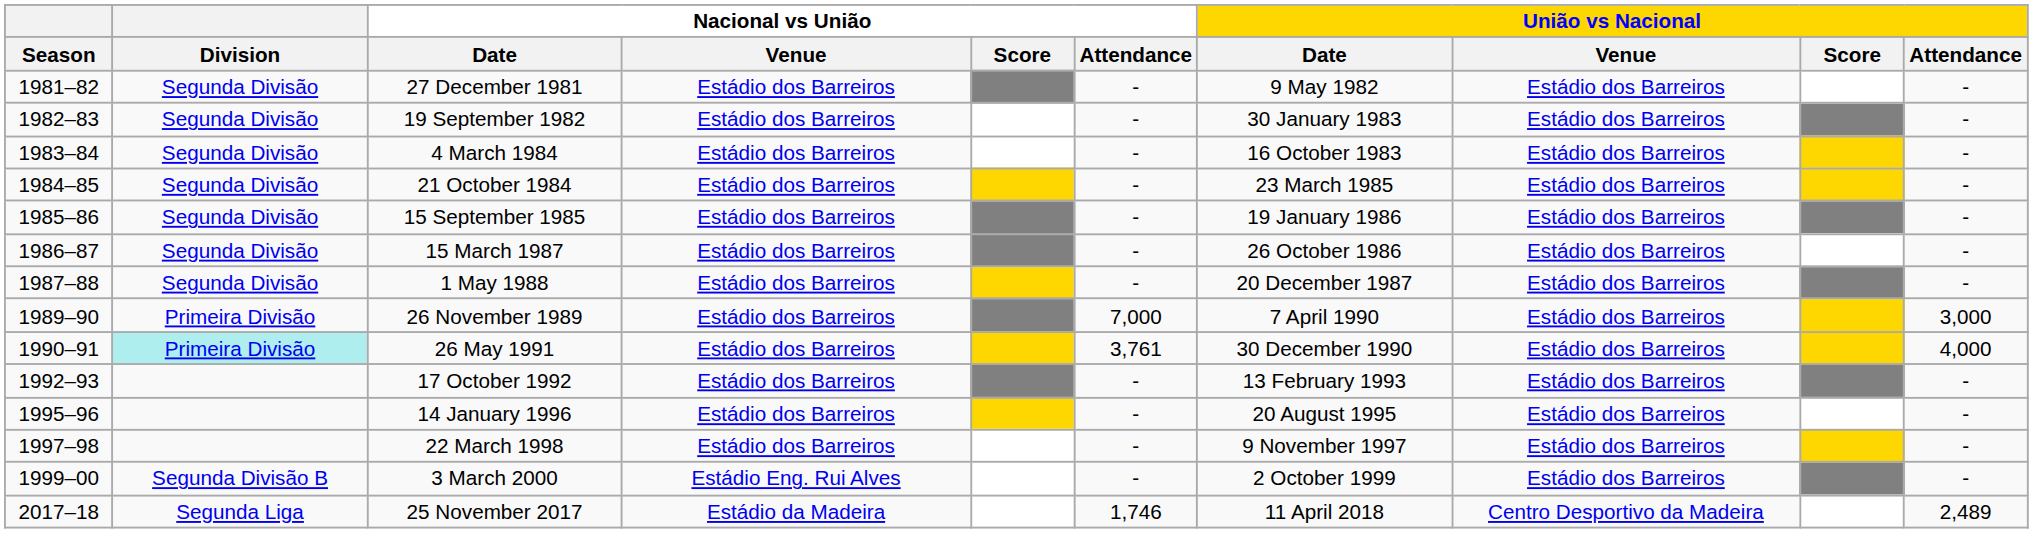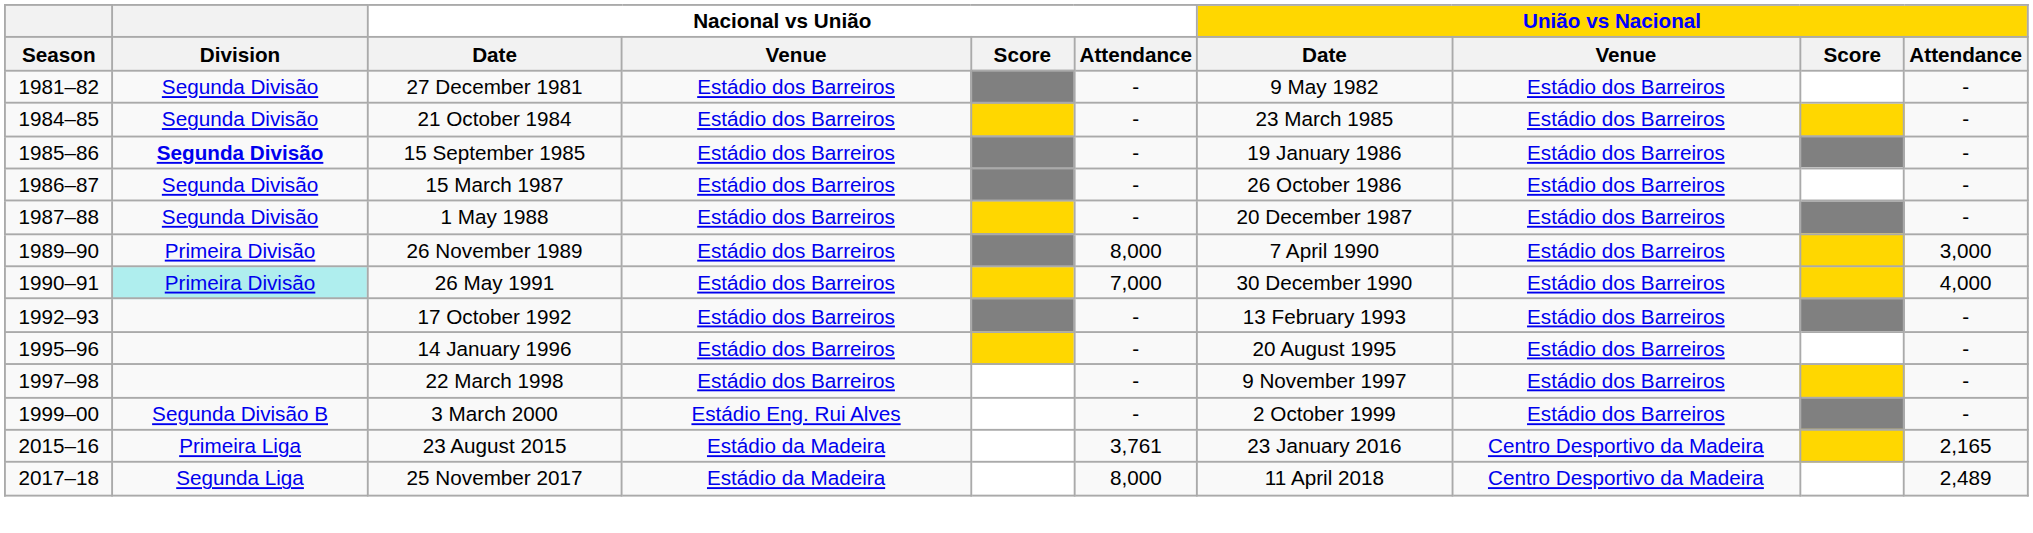- row: (495, 119)
- row: (495, 152)
(240, 217) normal -> (240, 152) bold
(1136, 315) 7,000 -> (1136, 250) 8,000
(1136, 348) 3,761 -> (1136, 283) 7,000
+ row: (495, 446)
(1136, 511) 1,746 -> (1136, 479) 8,000
